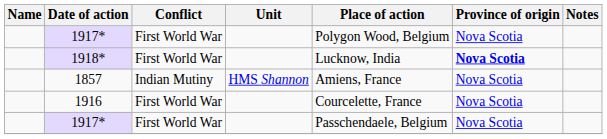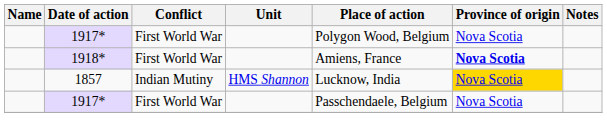(358, 58) Lucknow, India -> (358, 58) Amiens, France
(358, 79) Amiens, France -> (358, 79) Lucknow, India
(489, 79) no background -> (489, 79) gold background
- row: (88, 101)
